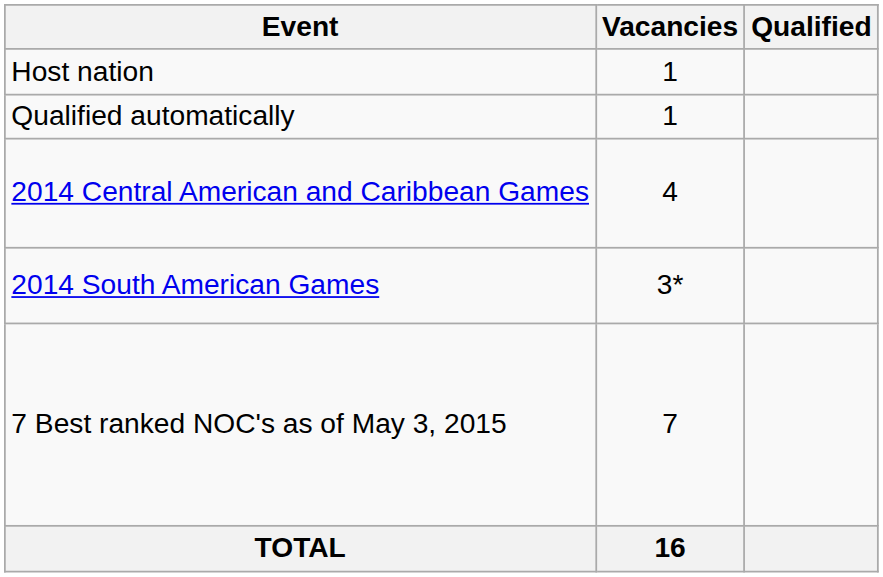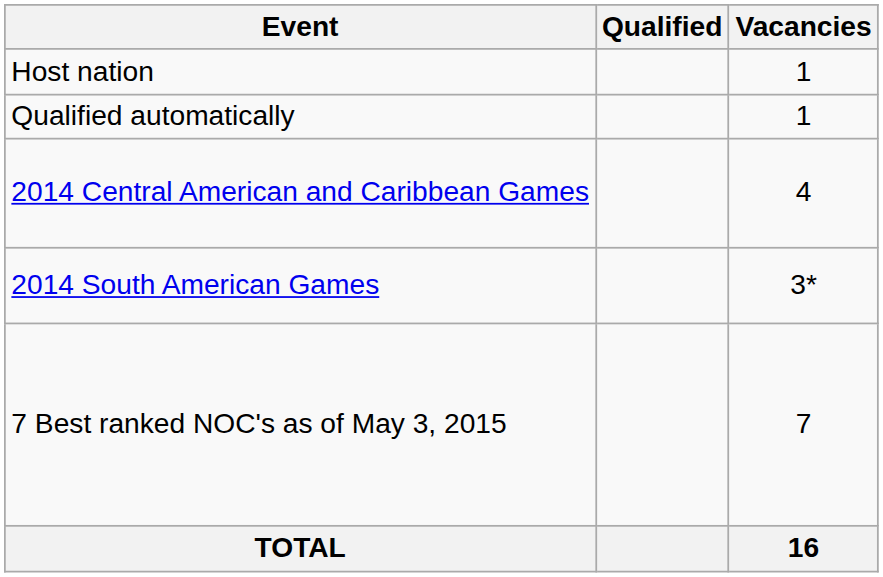columns swapped: (670, 26) <-> (811, 26)
